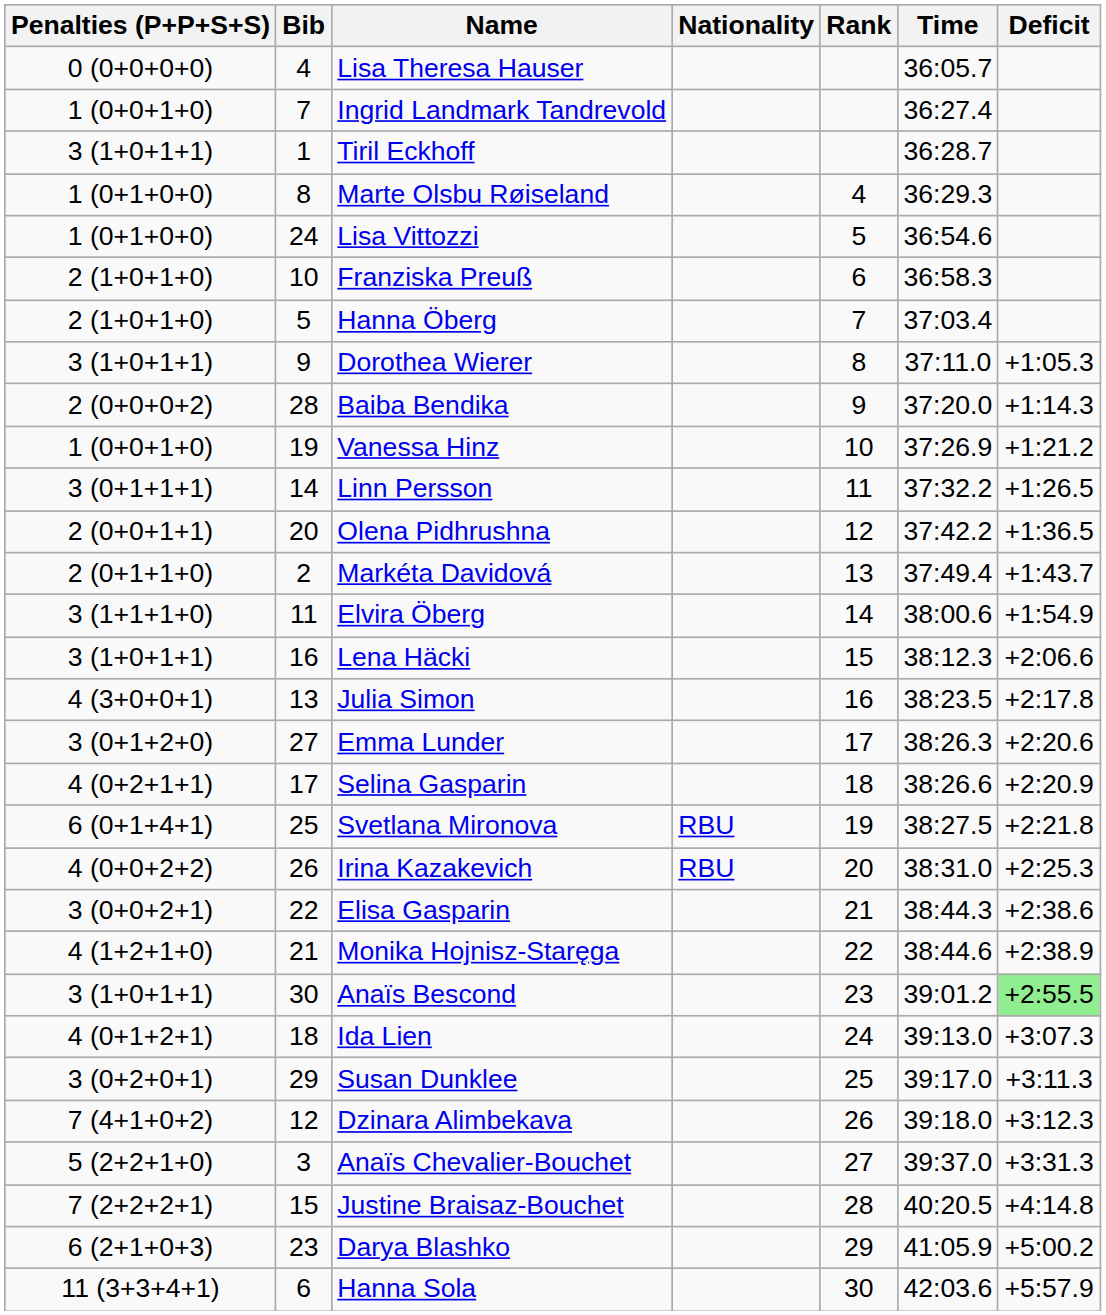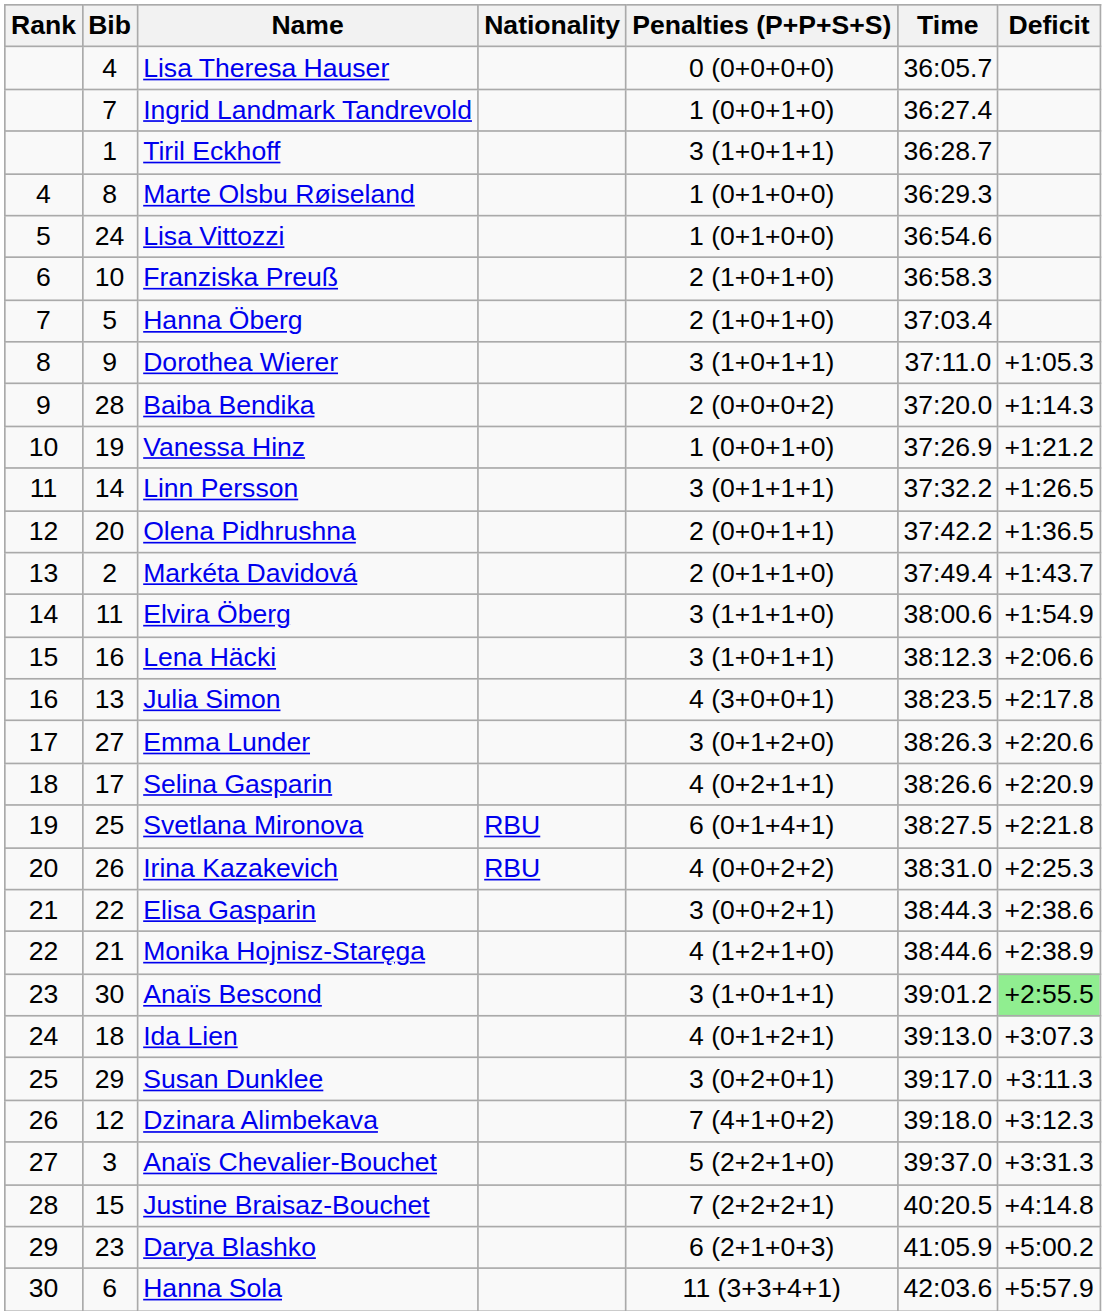columns swapped: (859, 25) <-> (140, 25)
